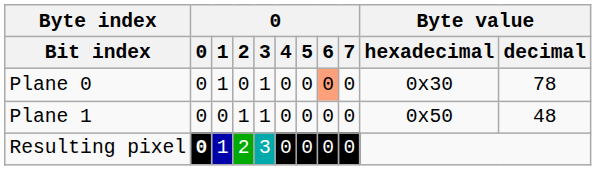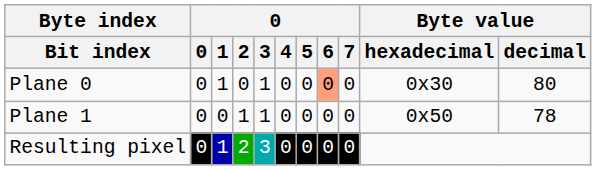(545, 85) 78 -> (545, 85) 80
(545, 117) 48 -> (545, 117) 78
(201, 149) bold -> (201, 149) normal
